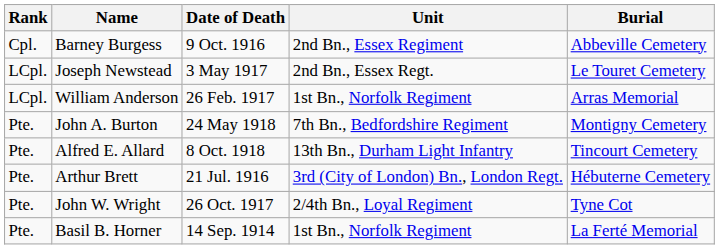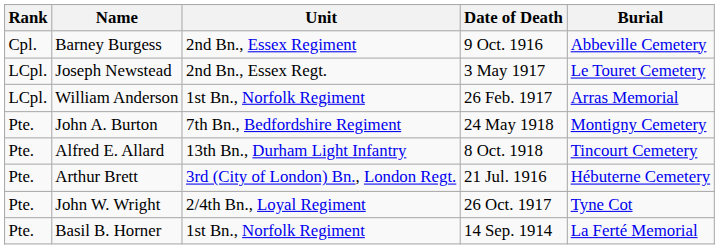columns swapped: (428, 17) <-> (236, 17)
